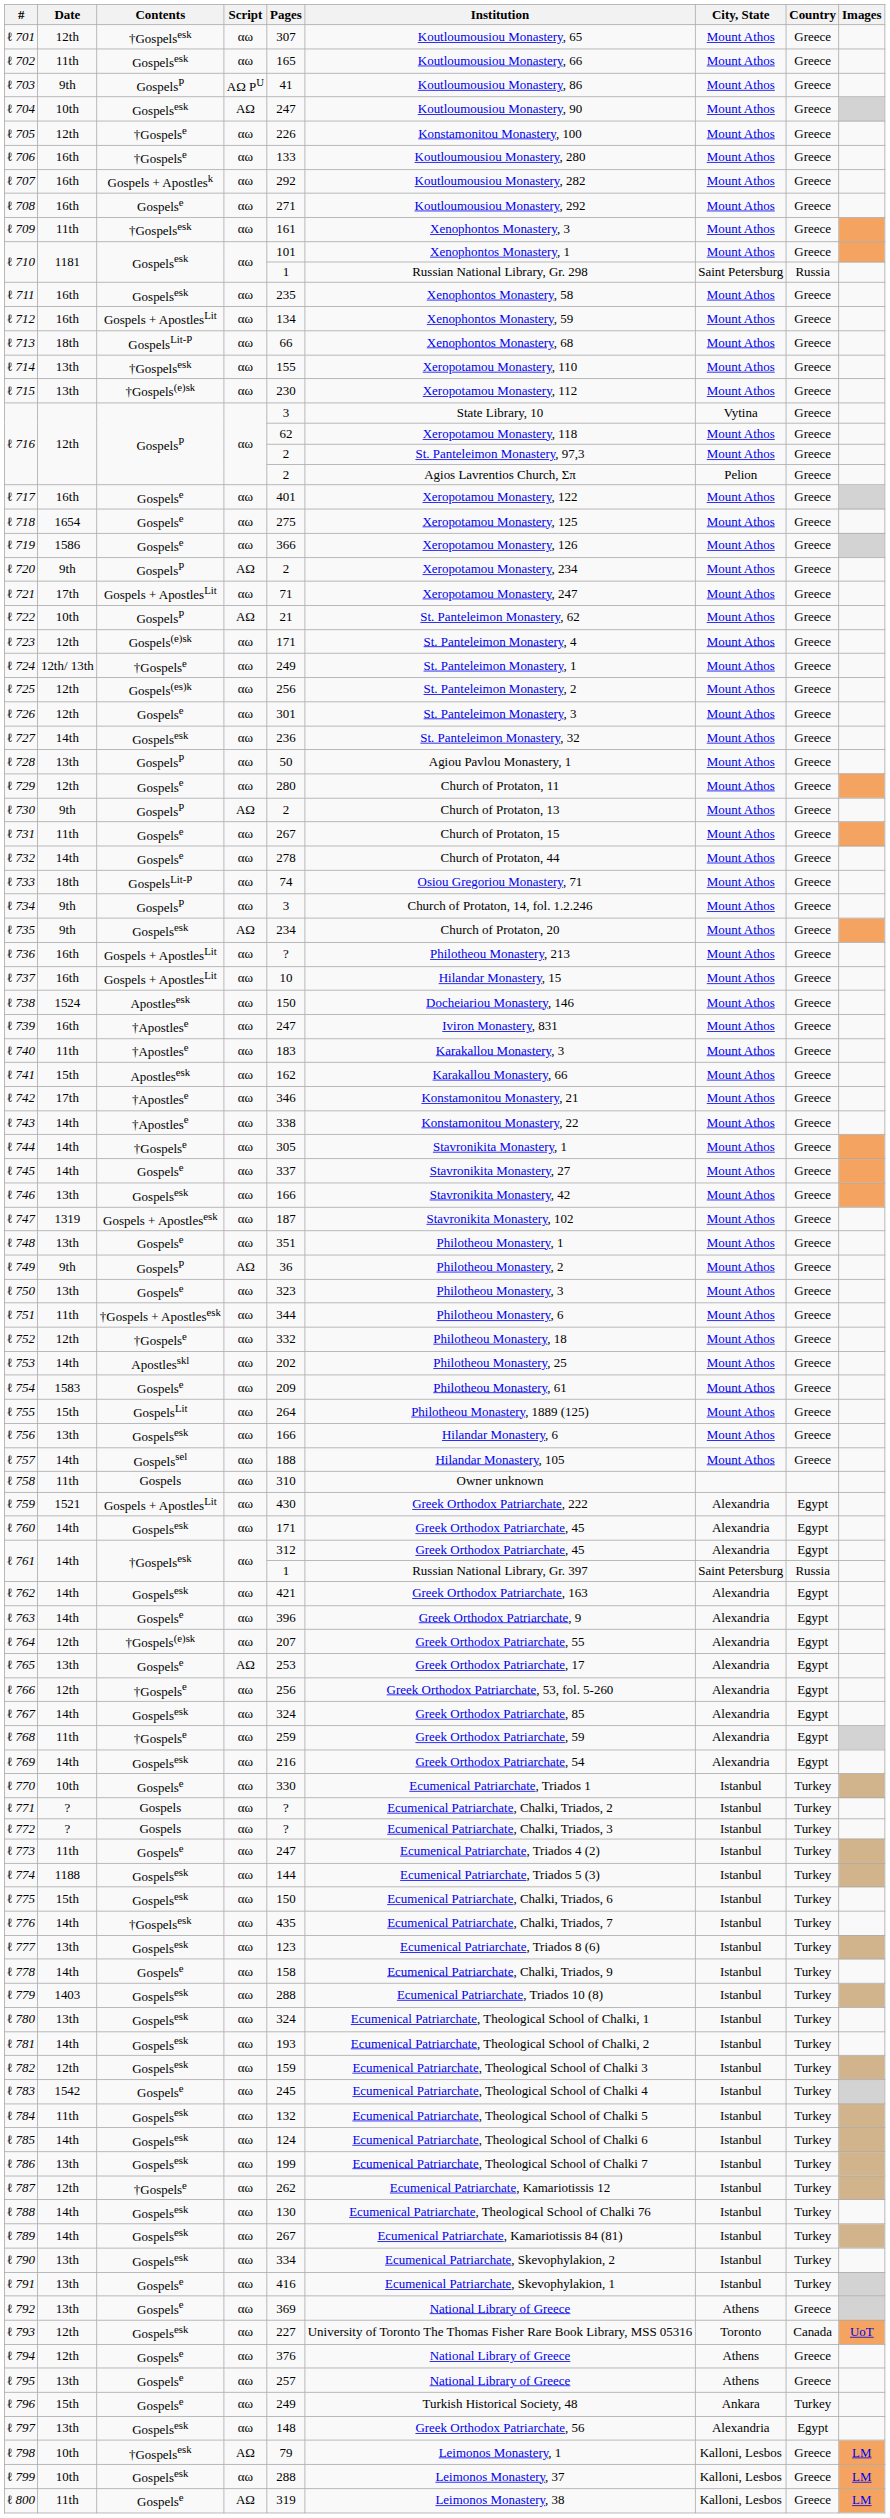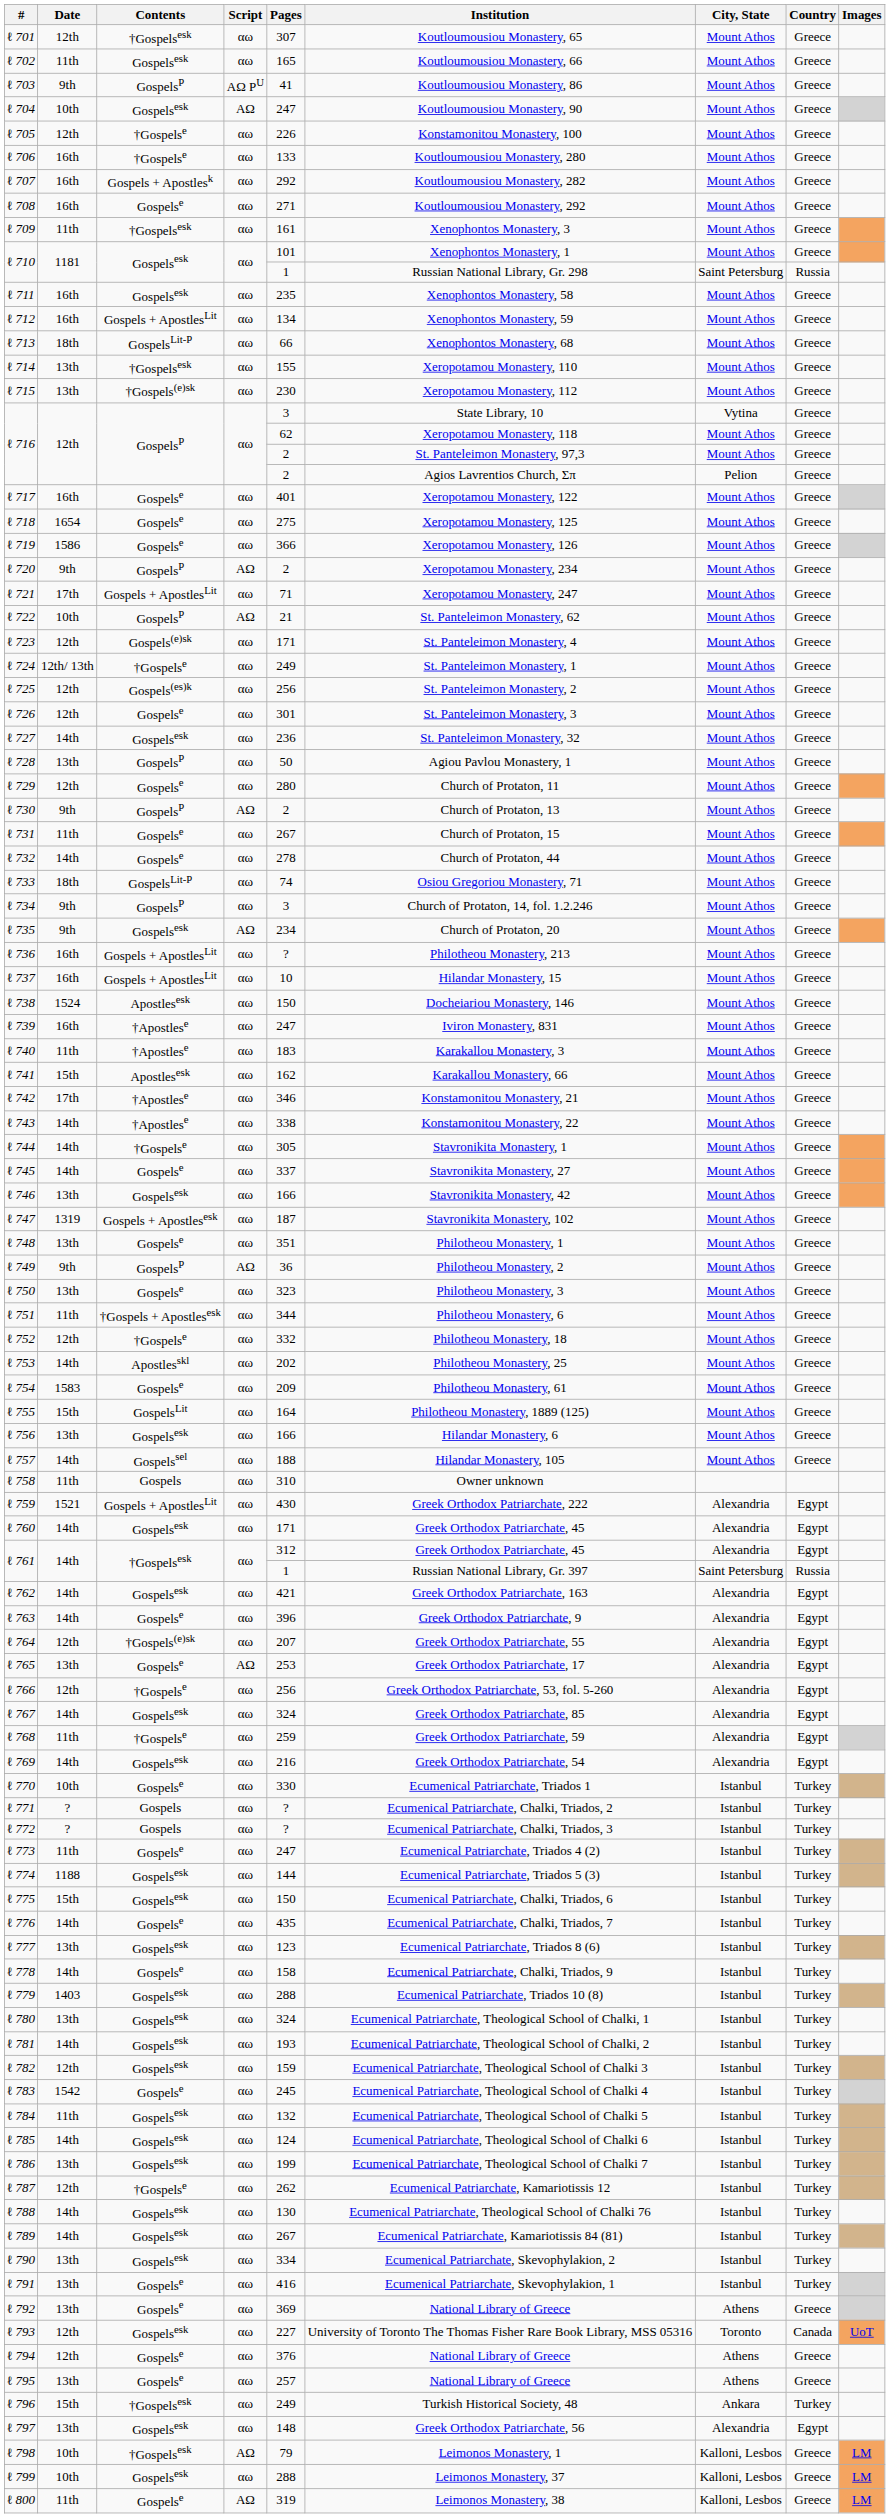(286, 1411) 264 -> (286, 1411) 164
(160, 1923) †Gospelsesk -> (160, 1923) Gospelse
(160, 2404) Gospelse -> (160, 2404) †Gospelsesk
